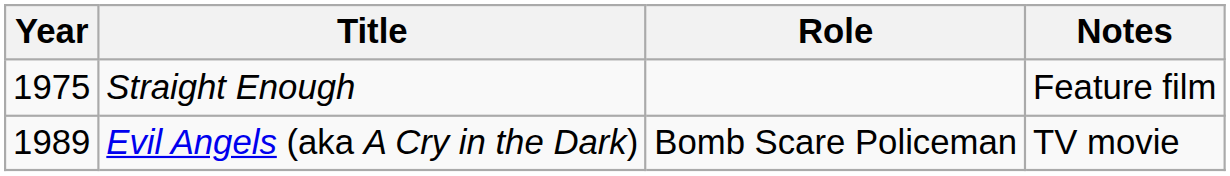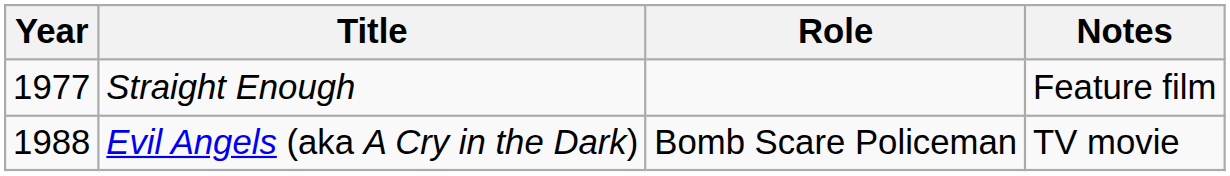(52, 87) 1975 -> (52, 87) 1977
(52, 142) 1989 -> (52, 142) 1988
